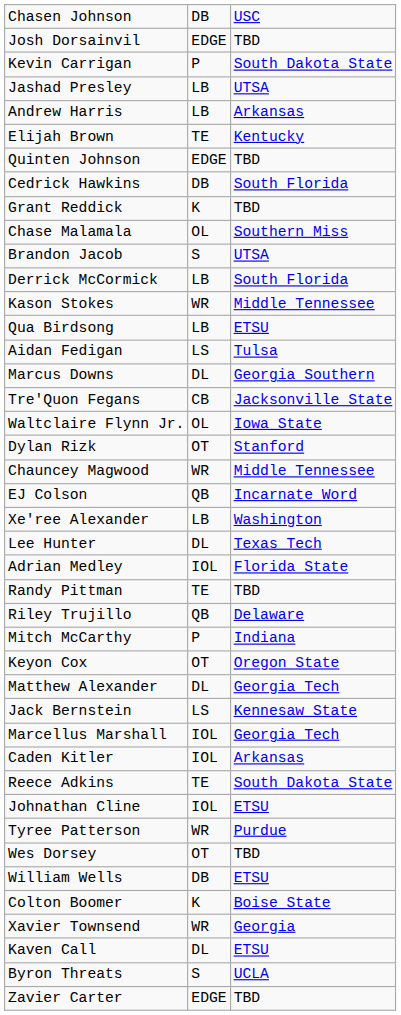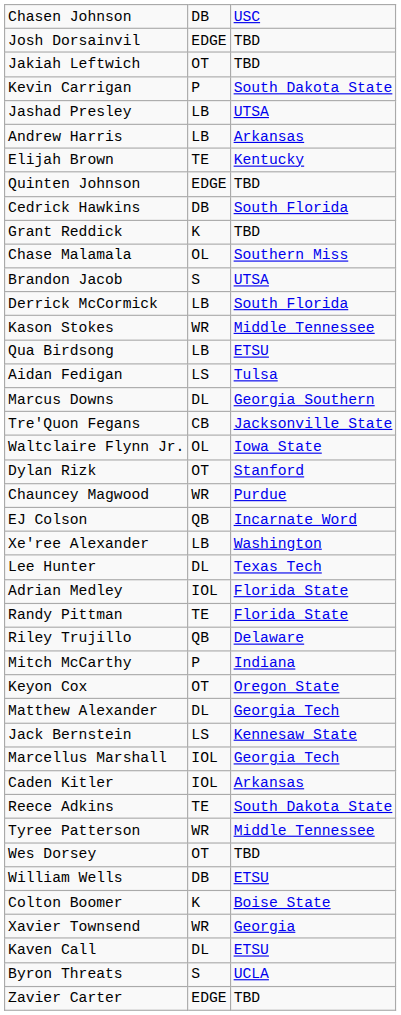+ row: (74, 64)
(304, 471) Middle Tennessee -> (260, 495) Purdue
(247, 591) TBD -> (291, 615) Florida State
- row: (74, 807)
(260, 831) Purdue -> (304, 831) Middle Tennessee
